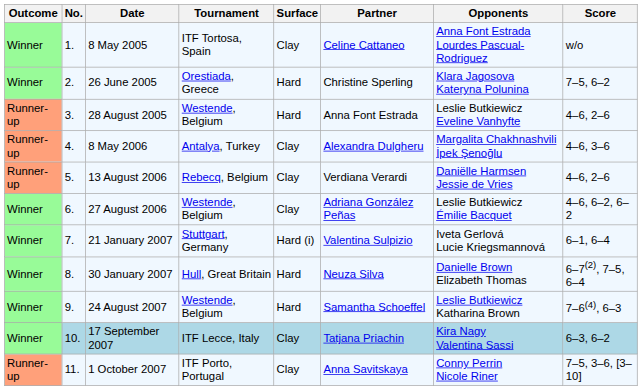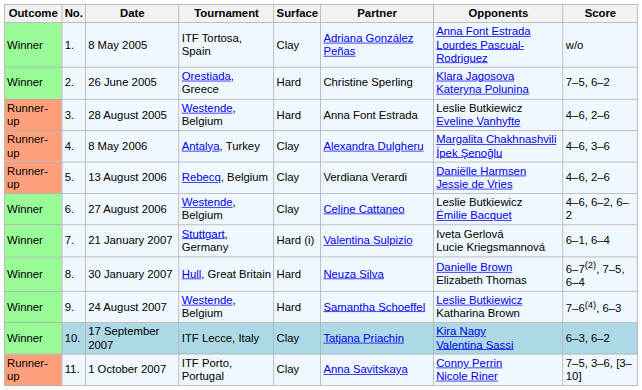(364, 44) Celine Cattaneo -> (368, 44) Adriana González Peñas
(368, 208) Adriana González Peñas -> (364, 208) Celine Cattaneo
